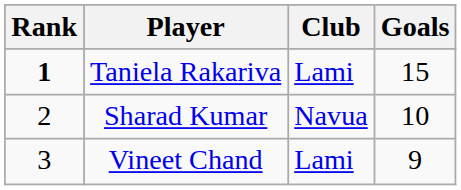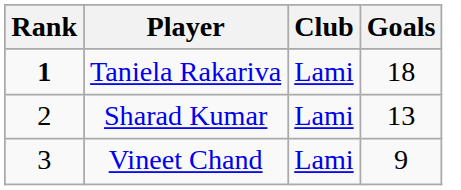(415, 71) 15 -> (401, 71) 18
(331, 116) Navua -> (324, 116) Lami
(415, 116) 10 -> (401, 116) 13
